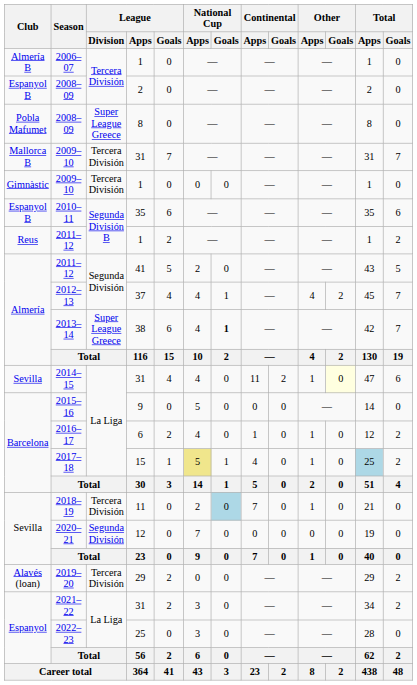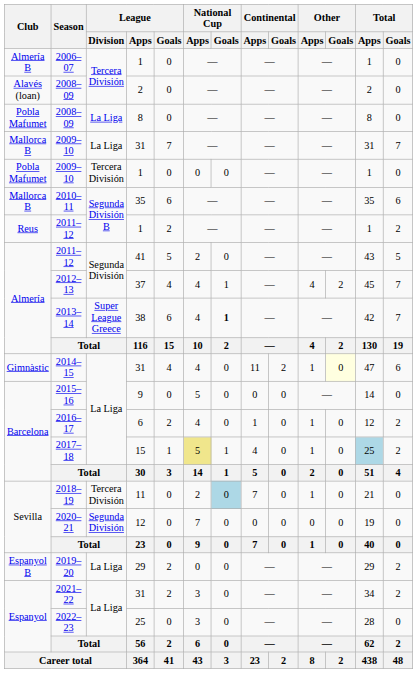(28, 90) Espanyol B -> (28, 90) Alavés (loan)
(106, 123) Super League Greece -> (106, 117) La Liga
(106, 157) Tercera División -> (106, 145) La Liga
(28, 184) Gimnàstic -> (28, 173) Pobla Mafumet
(28, 212) Espanyol B -> (28, 201) Mallorca B
(28, 379) Sevilla -> (28, 367) Gimnàstic
(28, 578) Alavés (loan) -> (28, 566) Espanyol B
(106, 578) Tercera División -> (106, 566) La Liga
